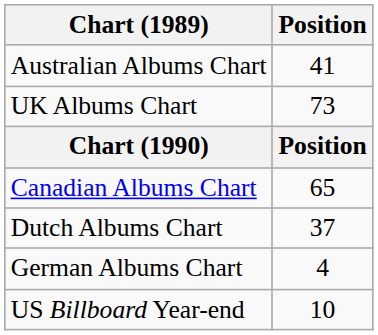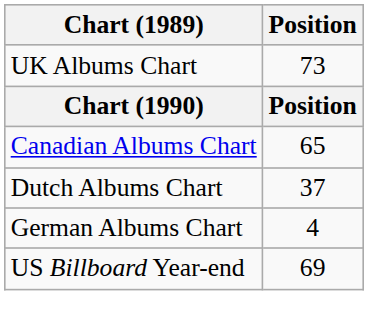- row: (139, 65)
(323, 308) 10 -> (313, 268) 69
